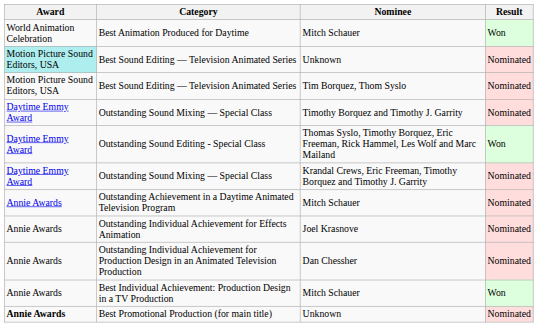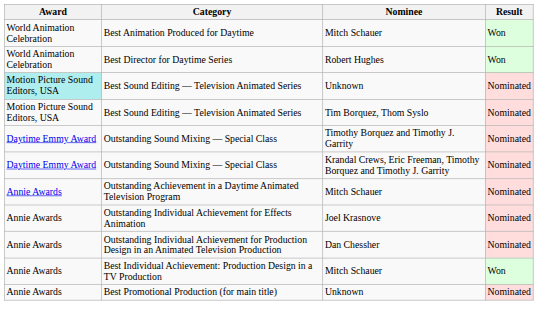+ row: (168, 59)
- row: (182, 144)
(36, 314) bold -> (34, 292) normal
